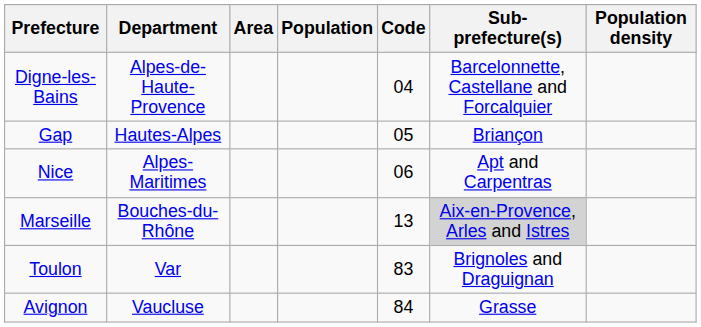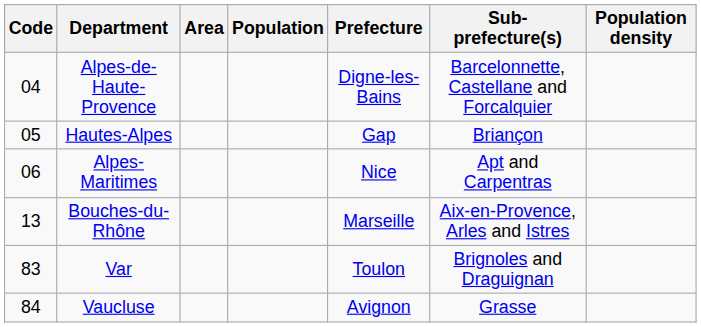columns swapped: (403, 28) <-> (55, 28)
(508, 221) lightgrey background -> (508, 221) no background
